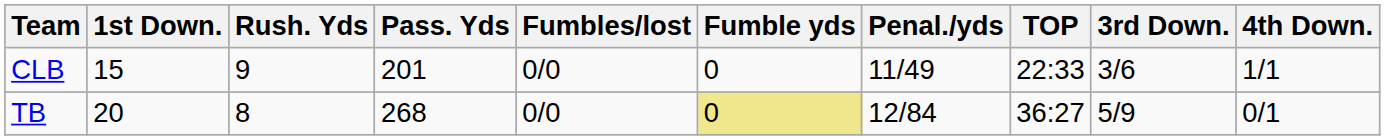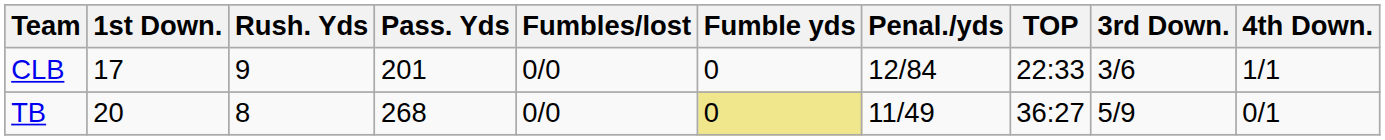(108, 69) 15 -> (108, 69) 17
(902, 69) 11/49 -> (903, 69) 12/84
(903, 112) 12/84 -> (902, 112) 11/49
